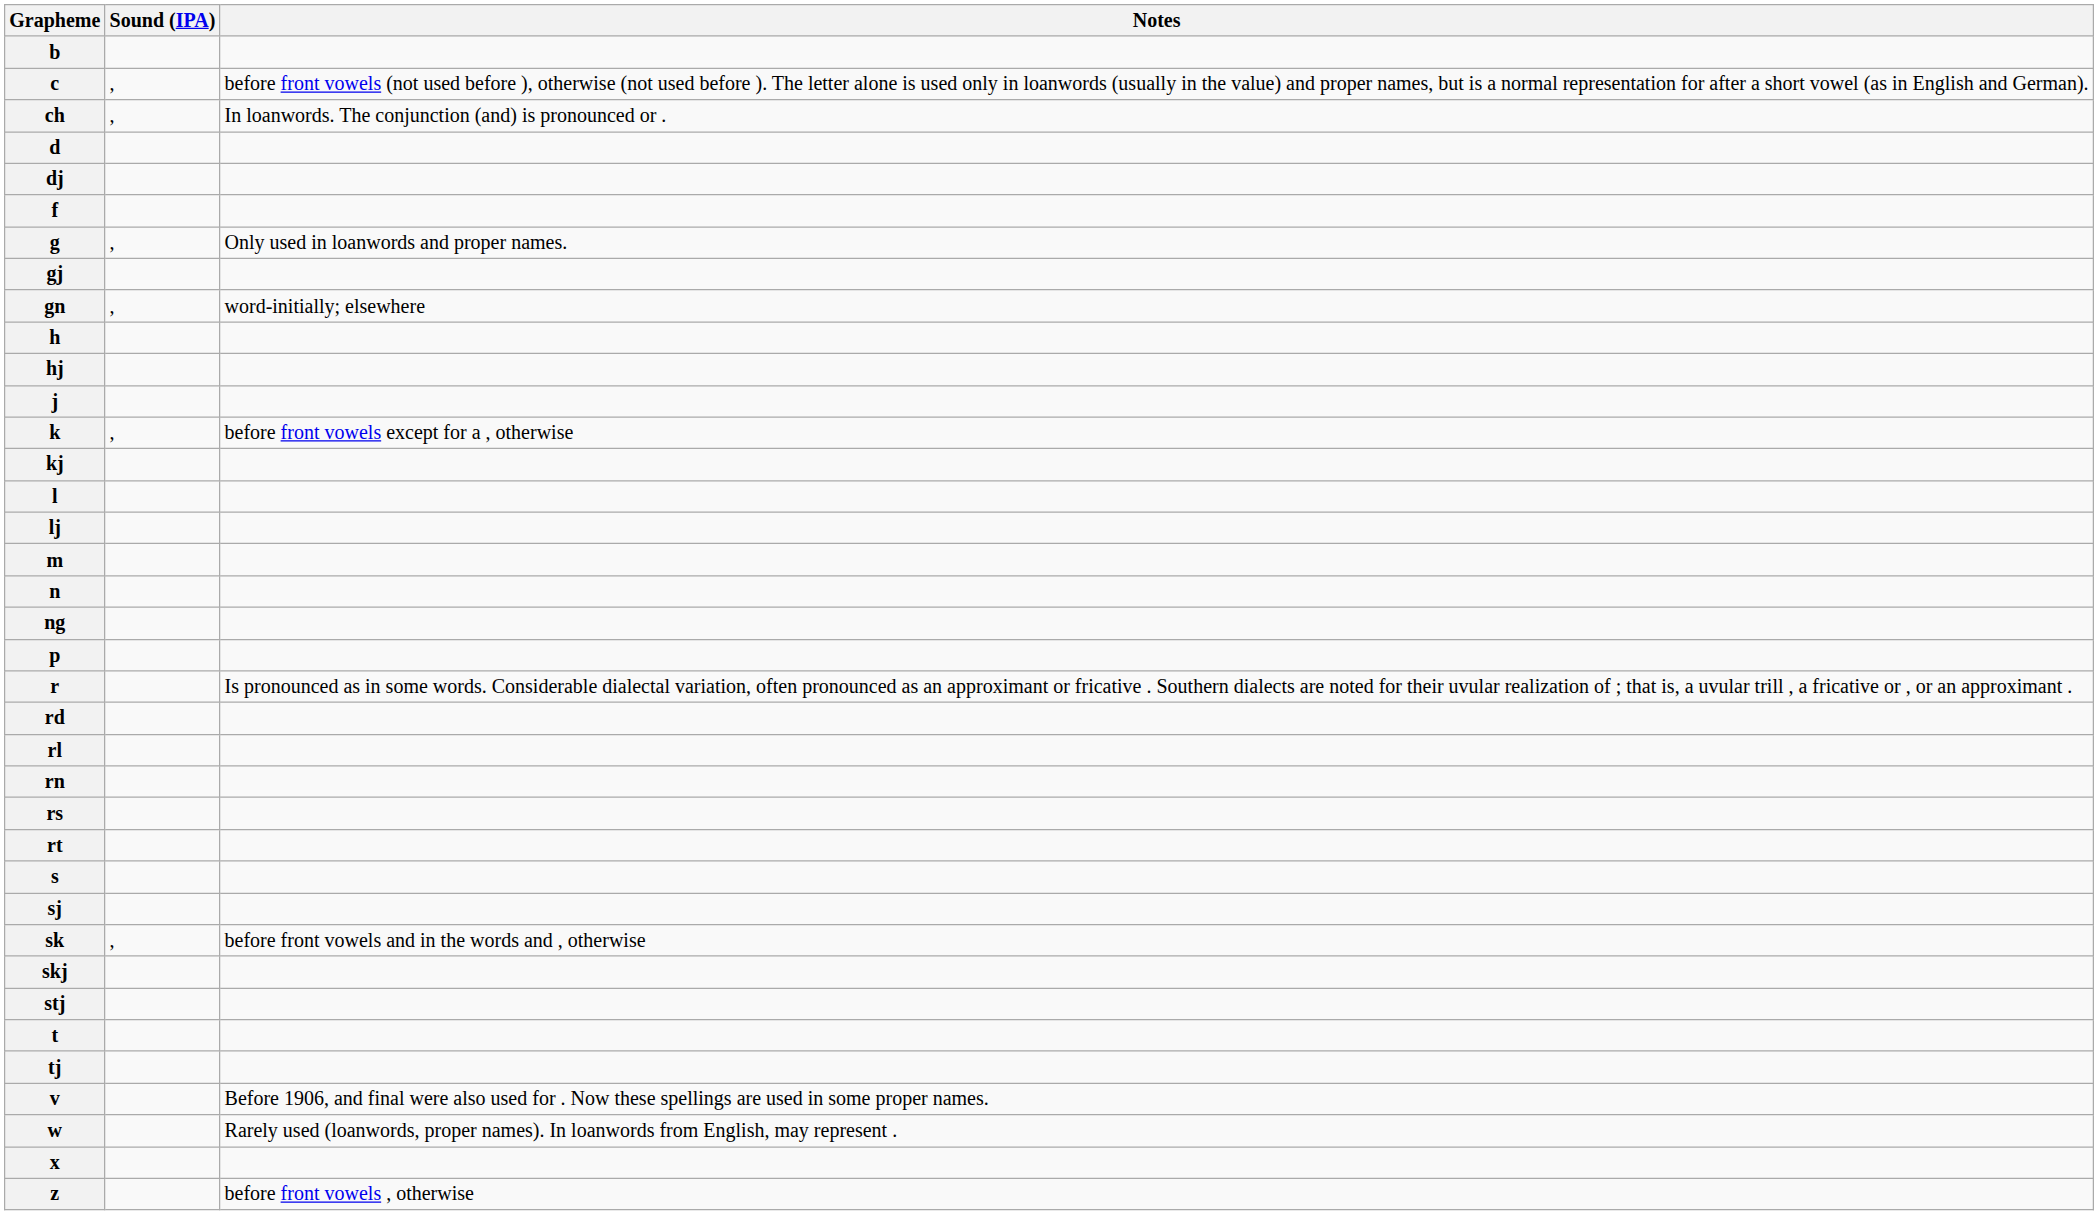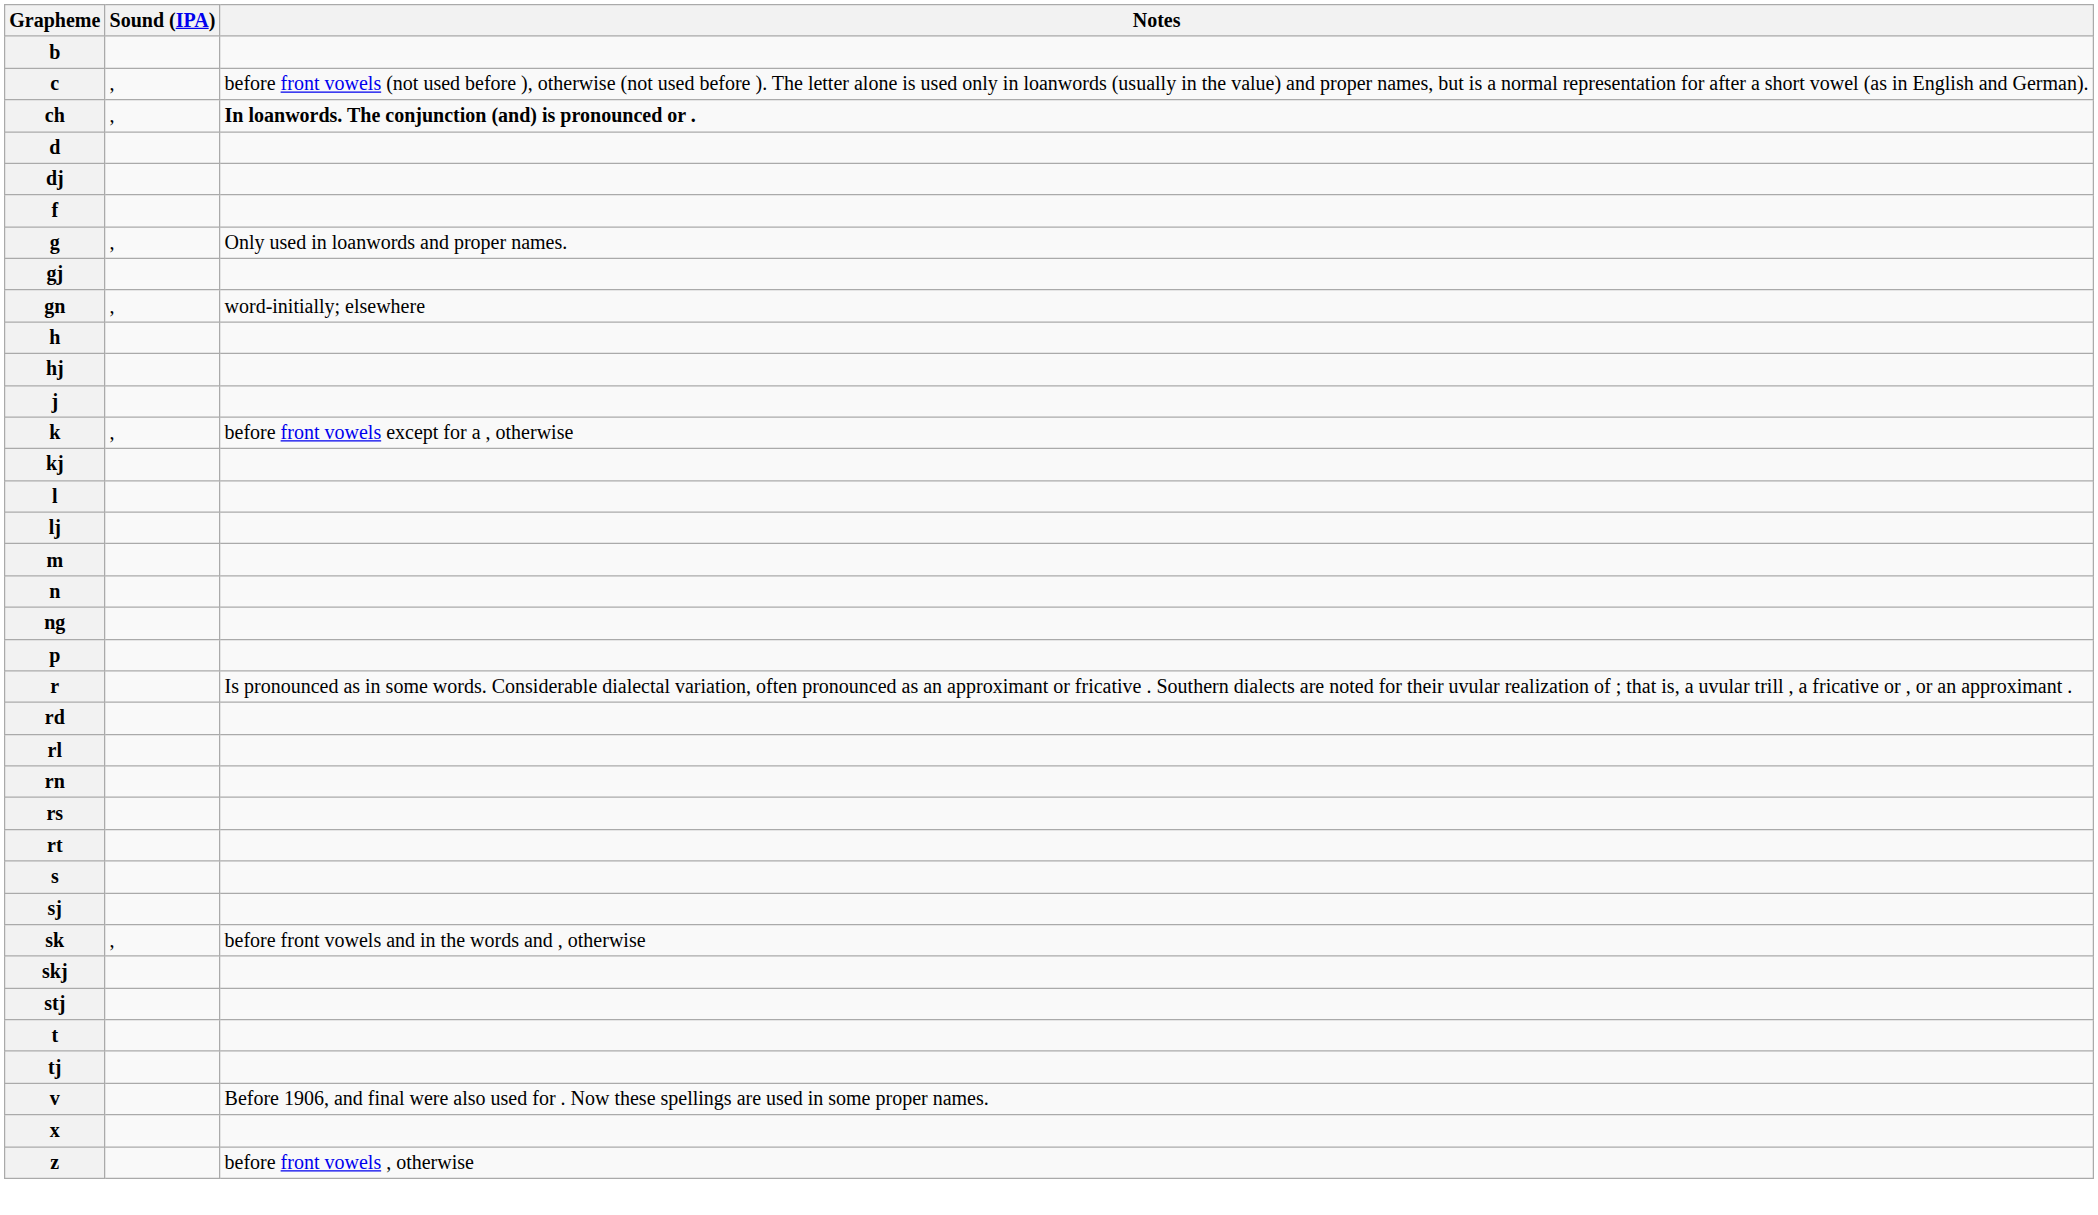(445, 115) normal -> (460, 115) bold
- row: (55, 1130)
